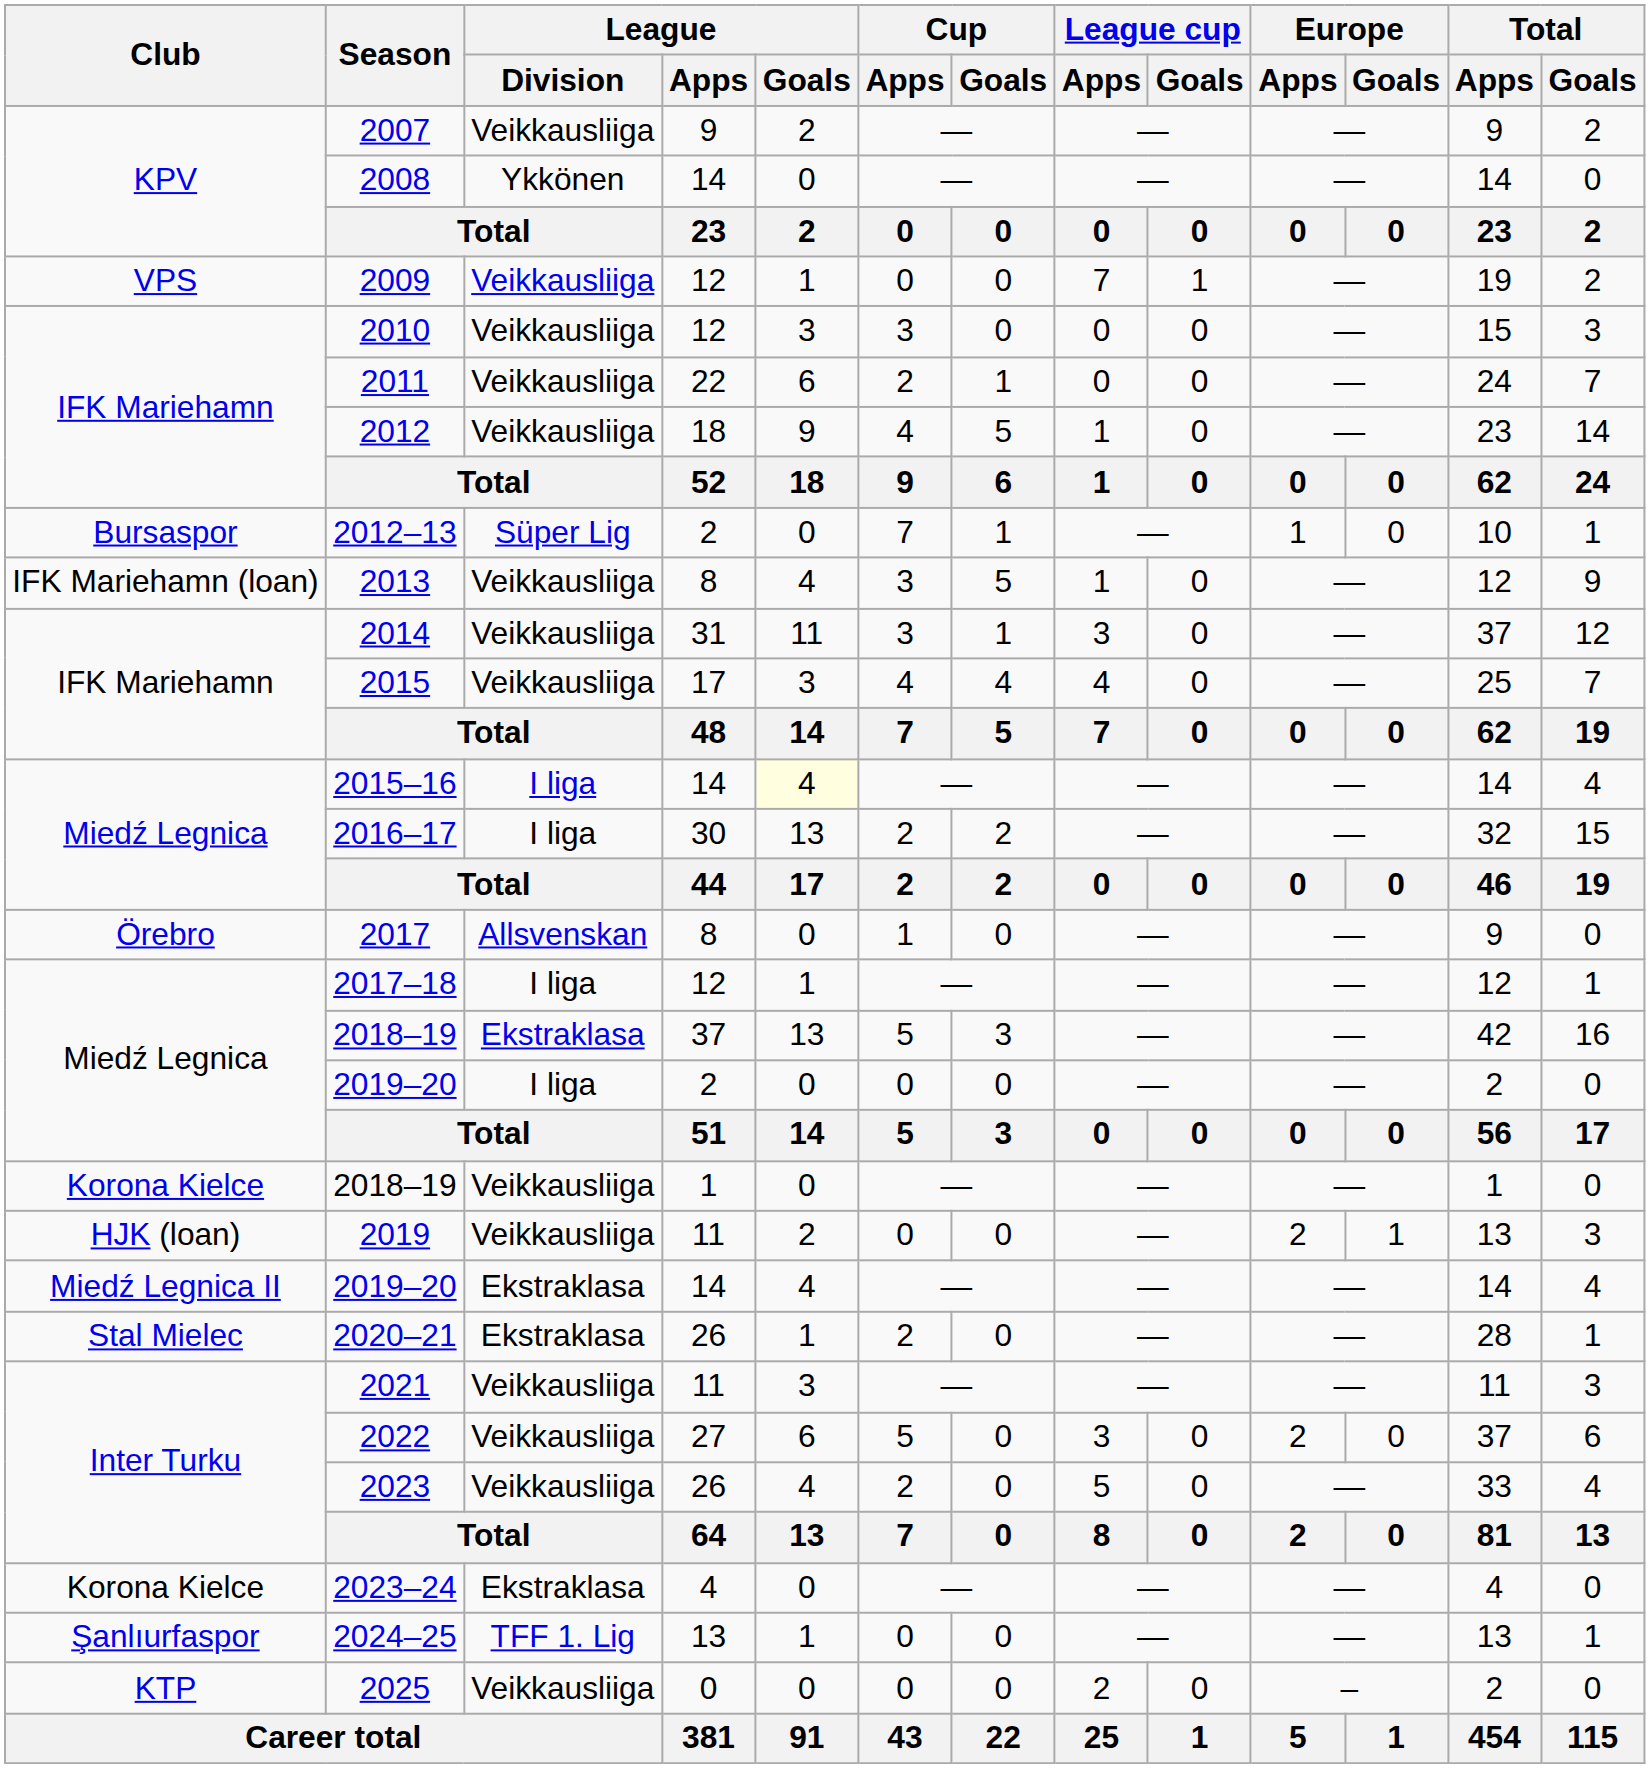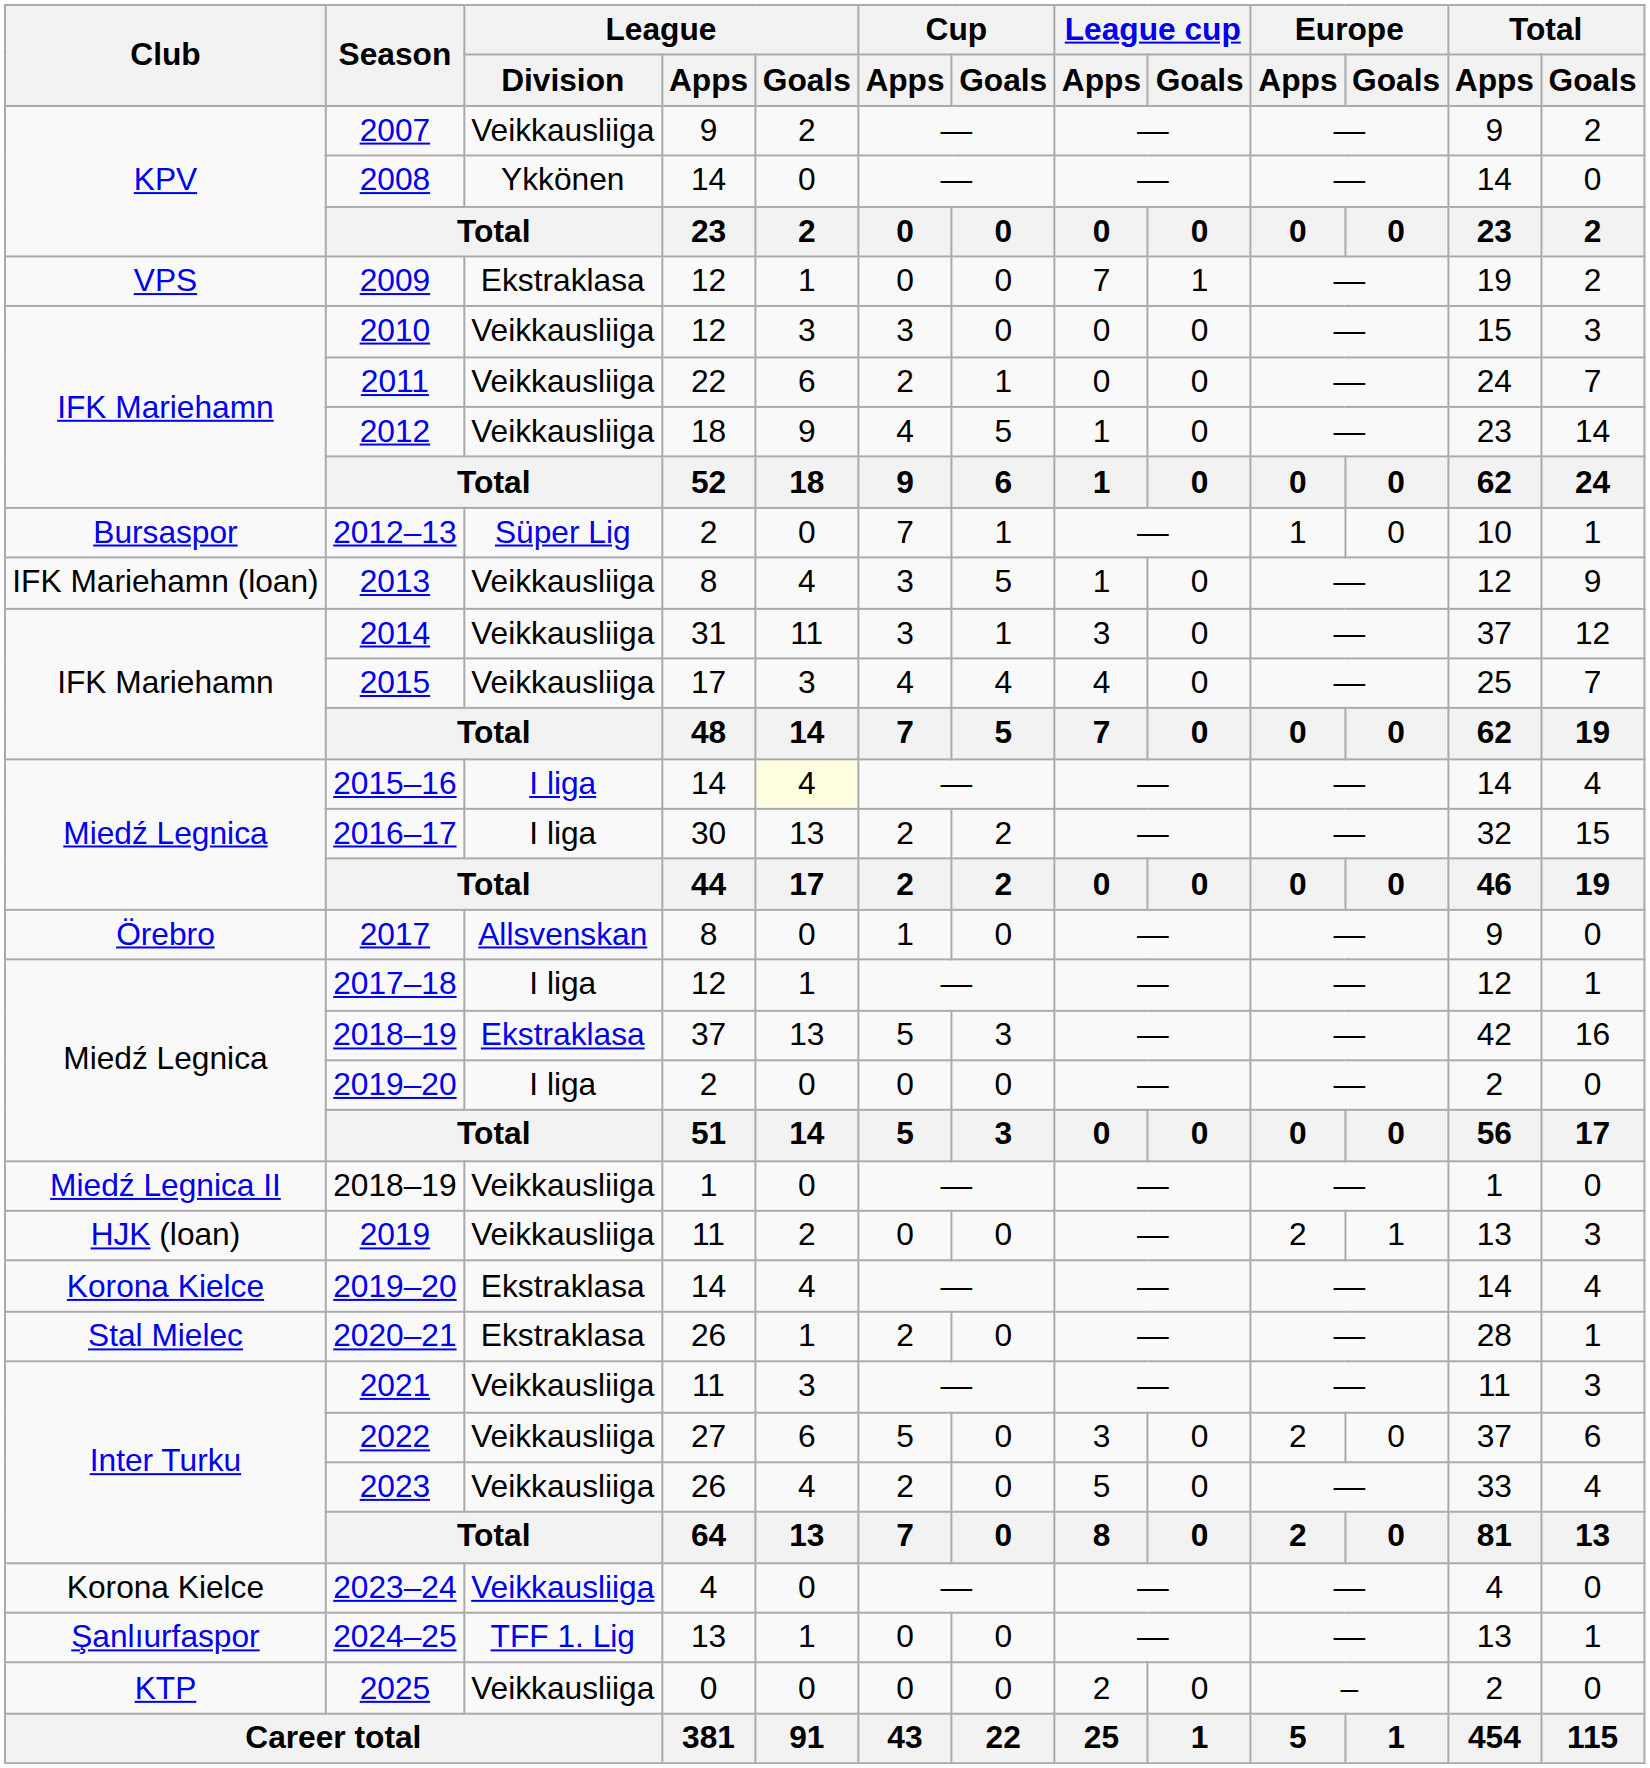(563, 280) Veikkausliiga -> (563, 280) Ekstraklasa
(165, 1185) Korona Kielce -> (165, 1185) Miedź Legnica II
(165, 1285) Miedź Legnica II -> (165, 1285) Korona Kielce
(563, 1587) Ekstraklasa -> (563, 1587) Veikkausliiga
